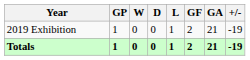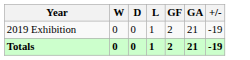- column: (120, 13)
